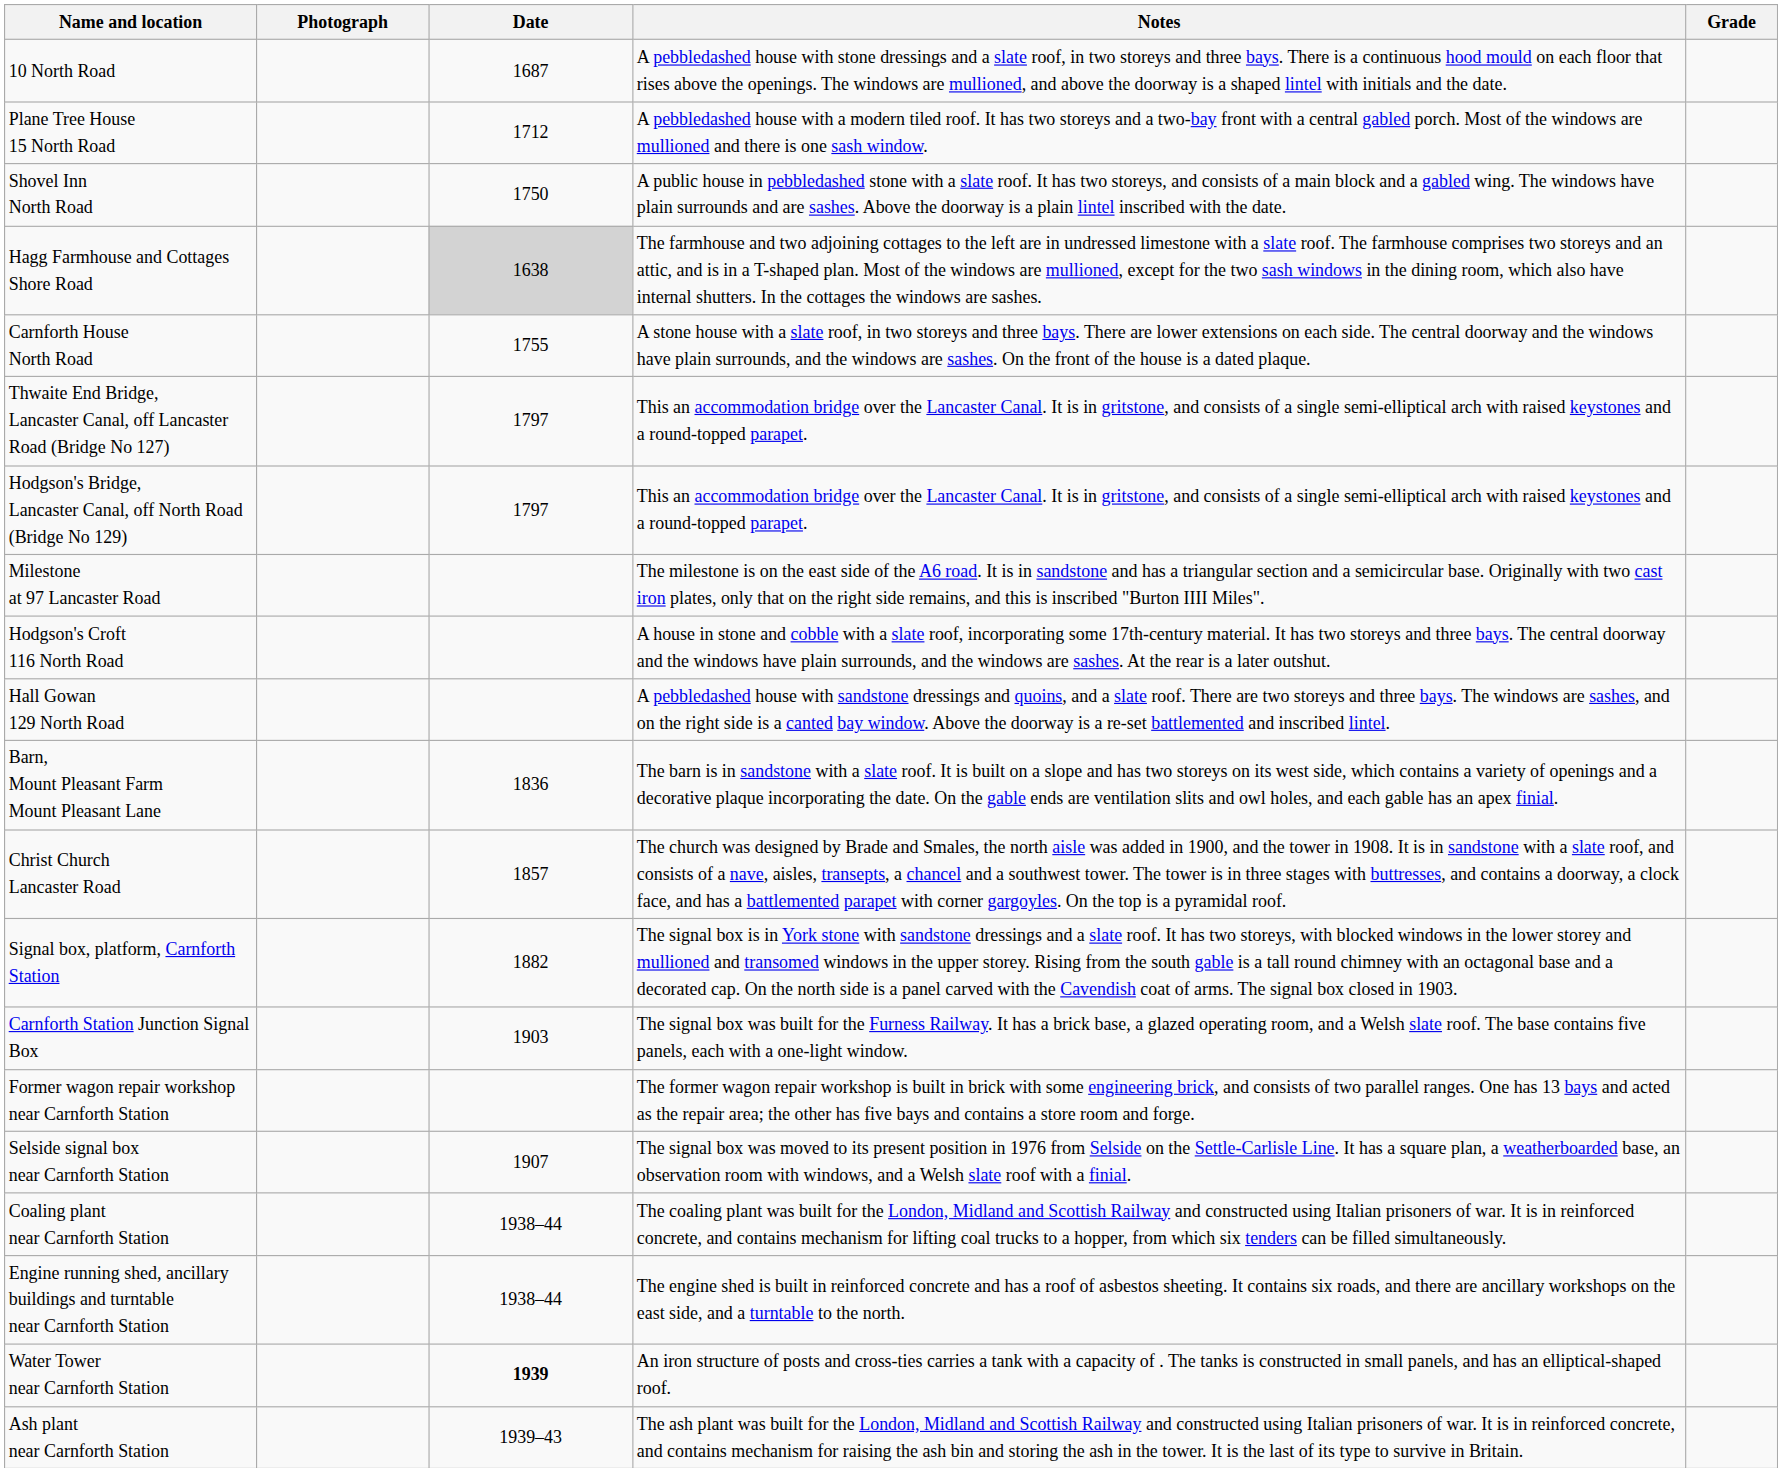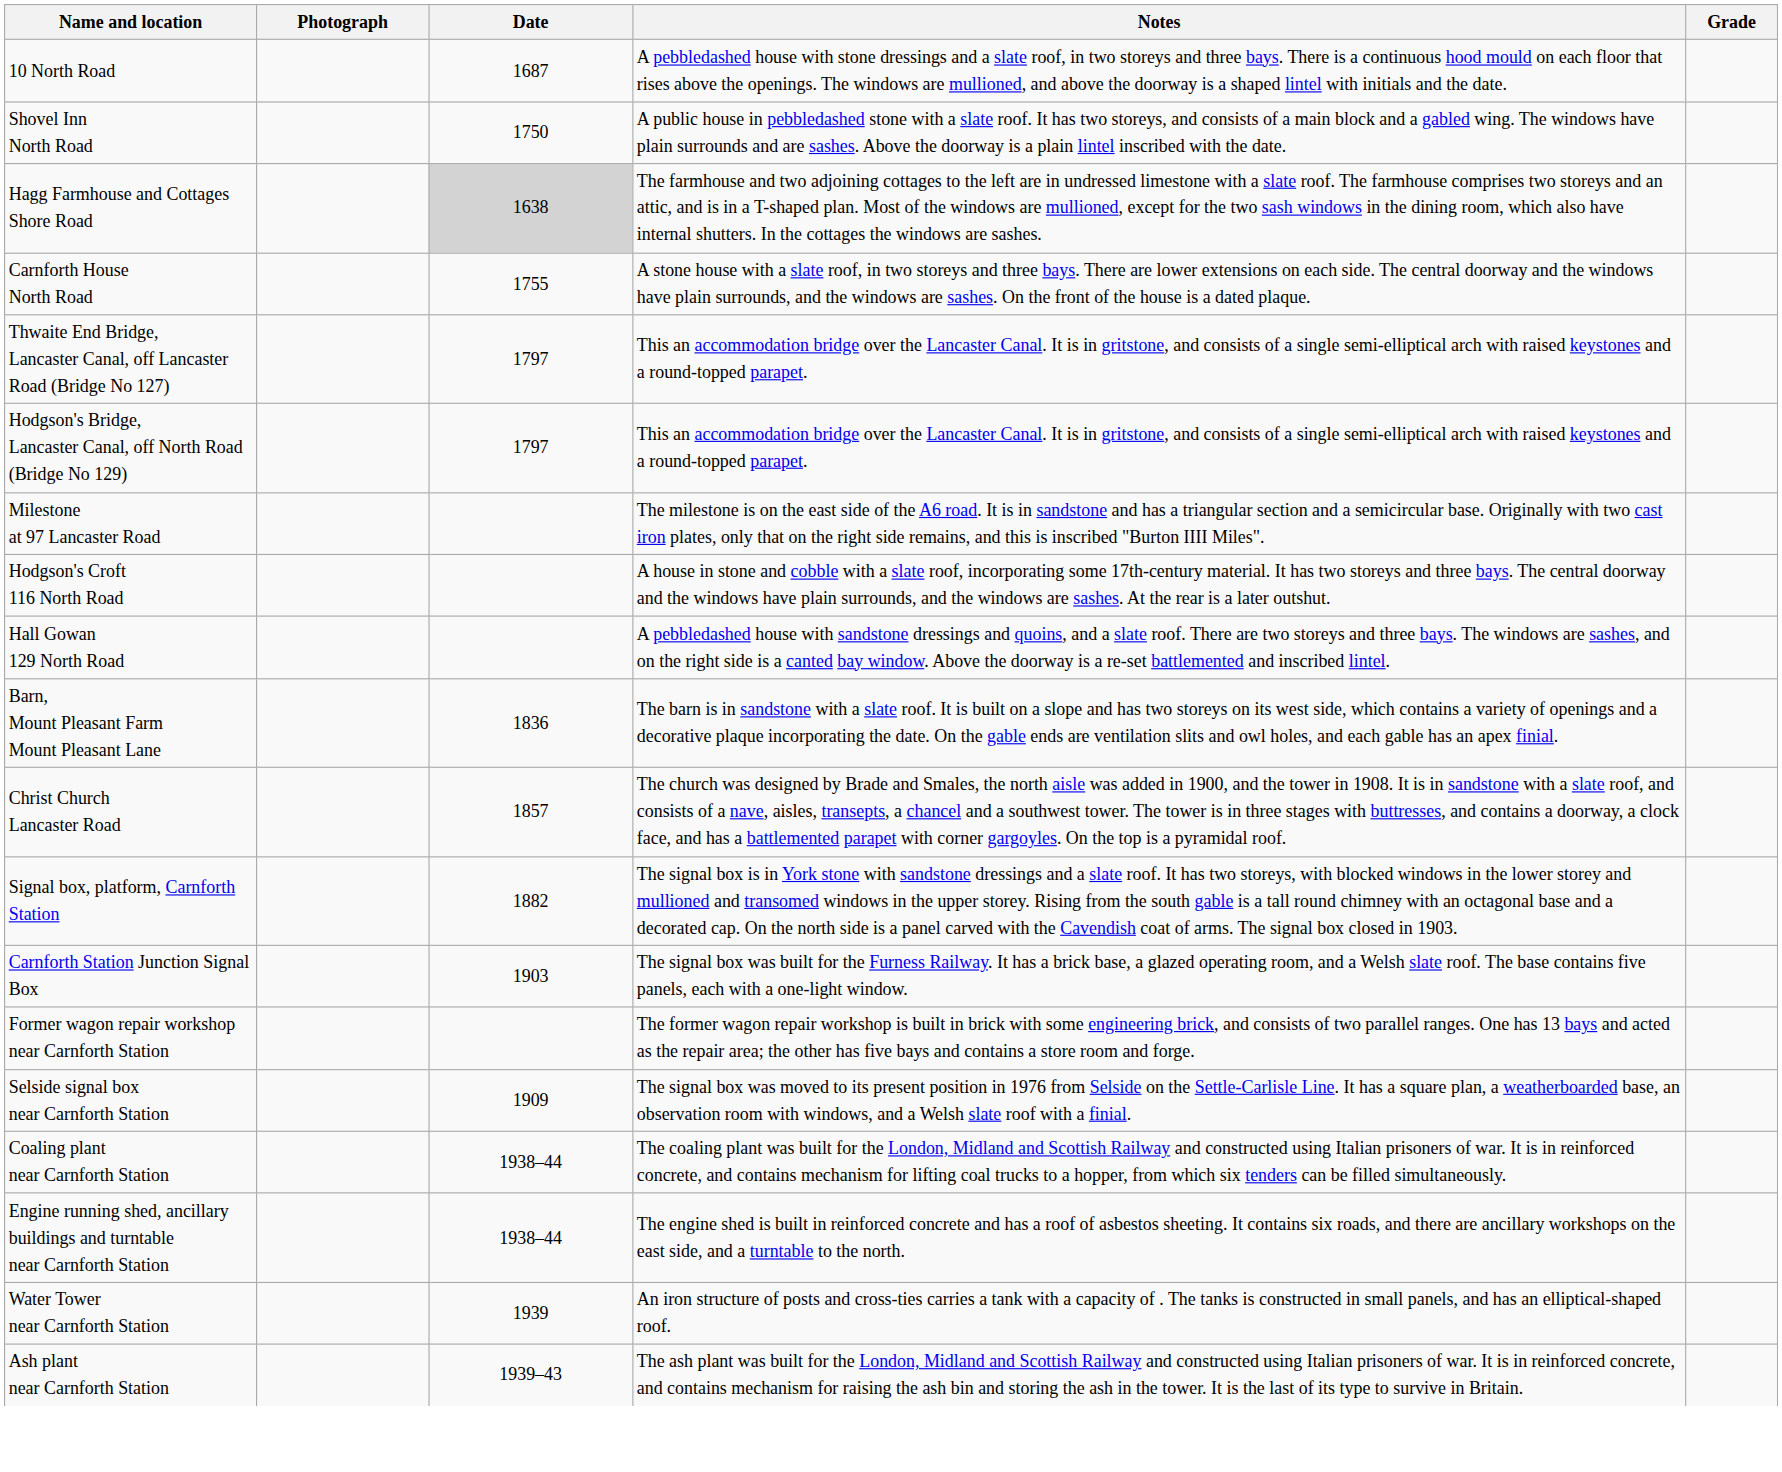- row: (72, 132)
(531, 1162) 1907 -> (531, 1100) 1909
(531, 1375) bold -> (531, 1313) normal
